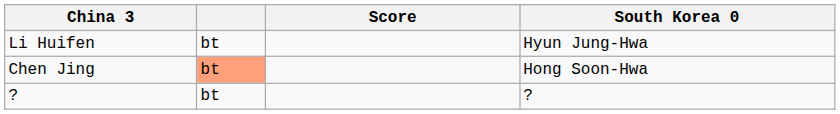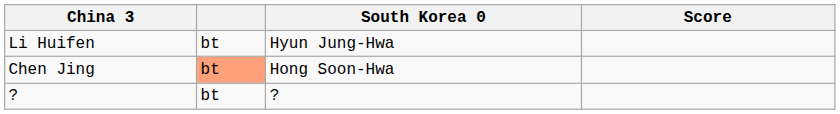columns swapped: (677, 18) <-> (393, 18)
